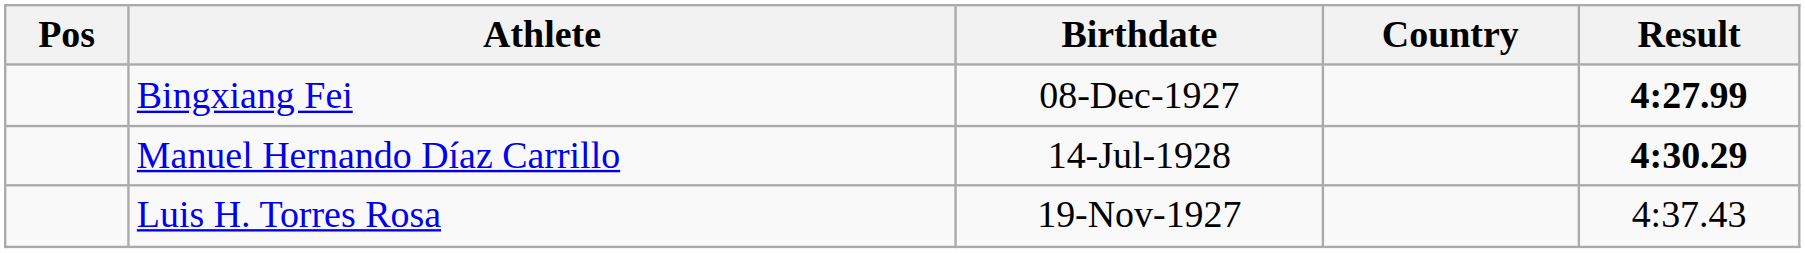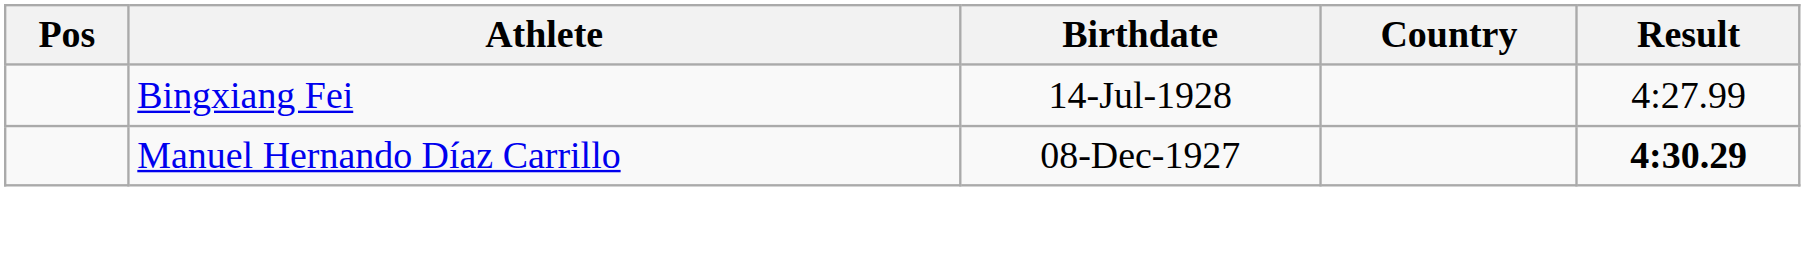(1139, 94) 08-Dec-1927 -> (1140, 94) 14-Jul-1928
(1689, 94) bold -> (1689, 94) normal
(1139, 154) 14-Jul-1928 -> (1140, 154) 08-Dec-1927
- row: (289, 214)
